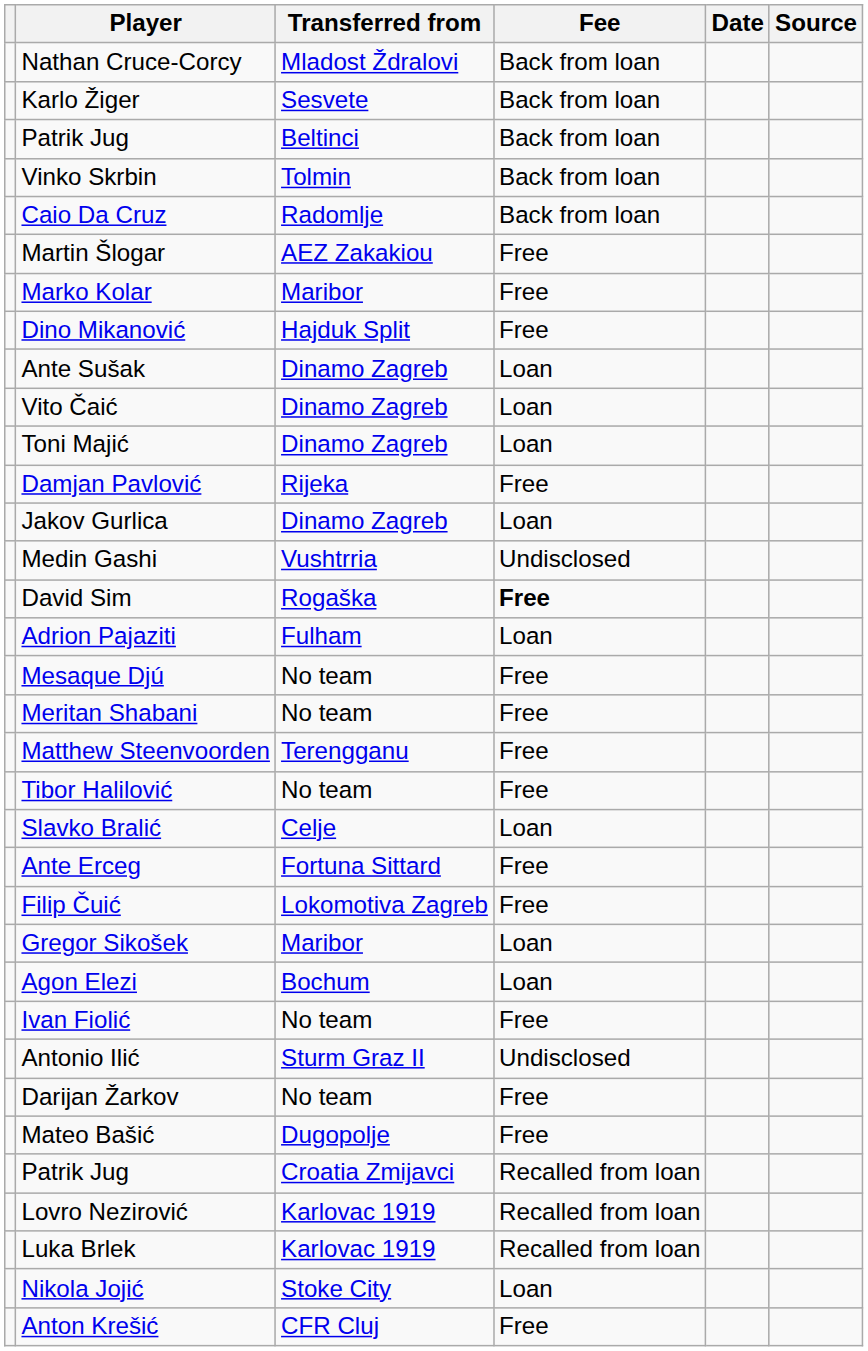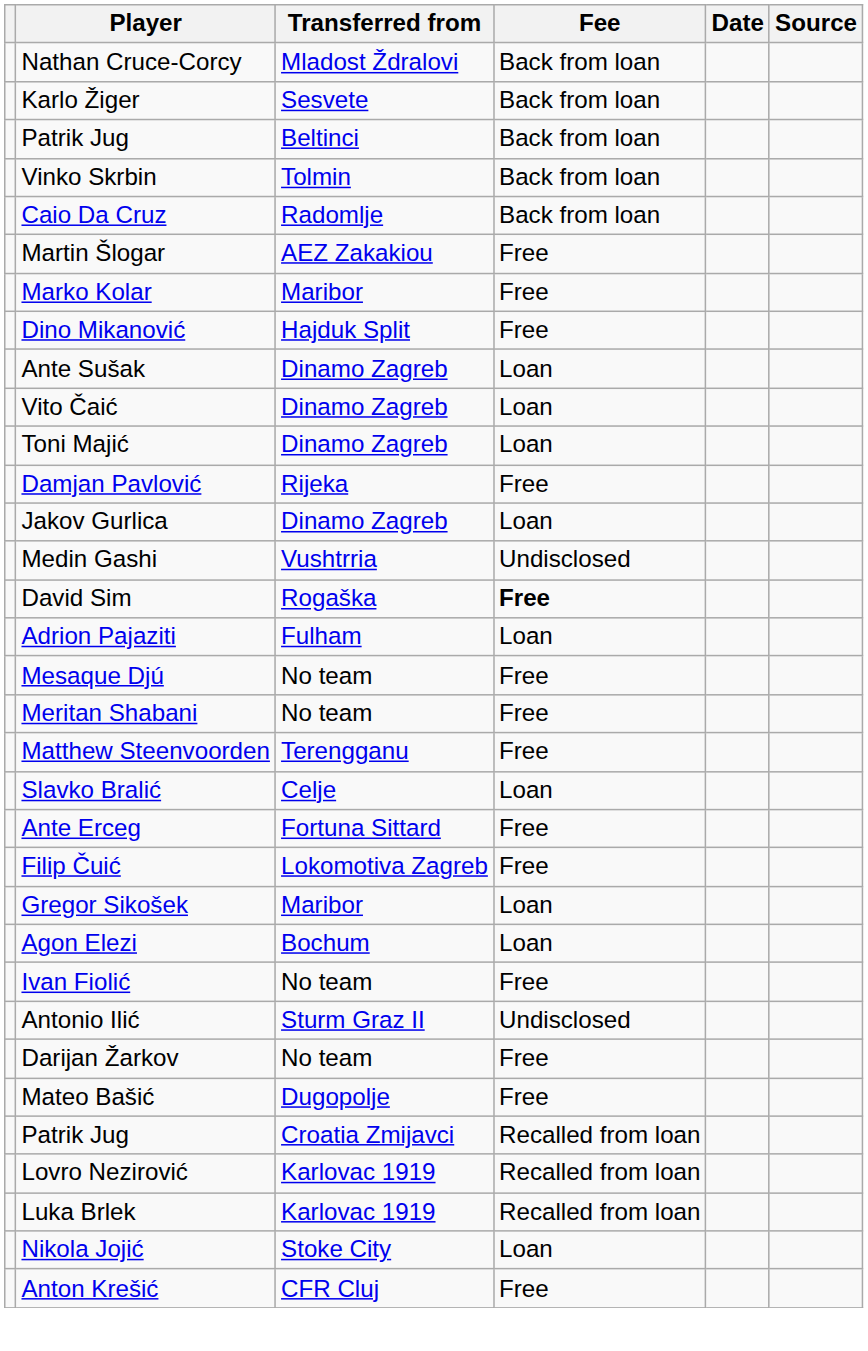- row: (97, 789)
